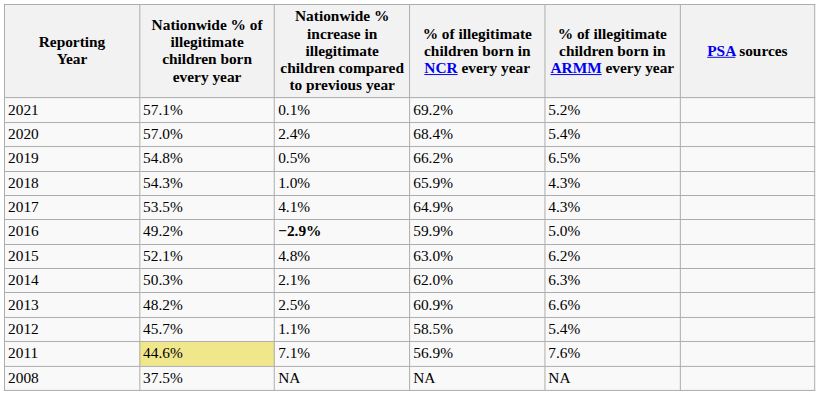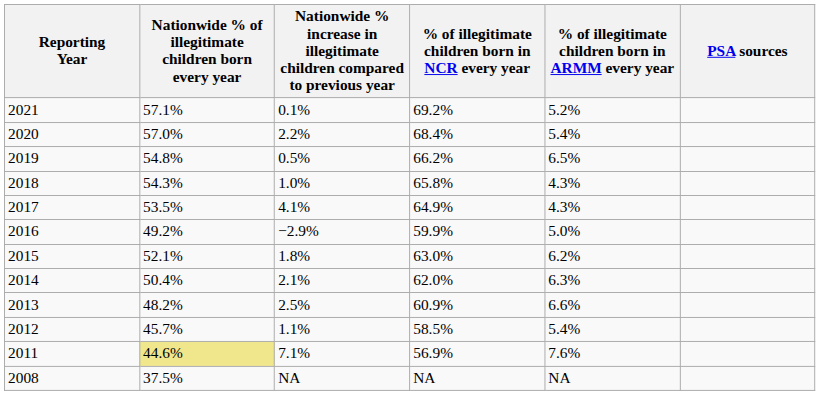(294, 134) 2.4% -> (294, 134) 2.2%
(433, 183) 65.9% -> (433, 183) 65.8%
(300, 231) bold -> (299, 231) normal
(294, 256) 4.8% -> (294, 256) 1.8%
(163, 280) 50.3% -> (163, 280) 50.4%
